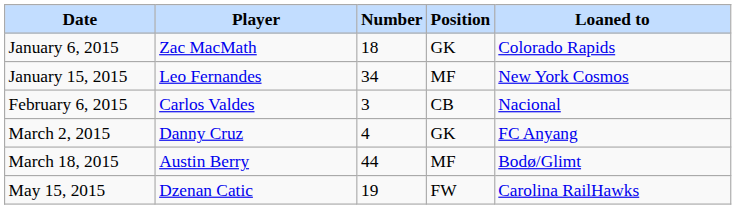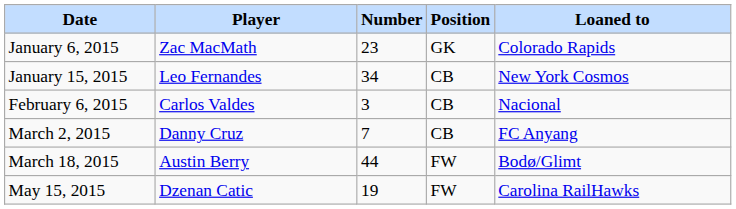(370, 47) 18 -> (370, 47) 23
(443, 76) MF -> (442, 76) CB
(365, 133) 4 -> (365, 133) 7
(443, 133) GK -> (442, 133) CB
(443, 161) MF -> (444, 161) FW
